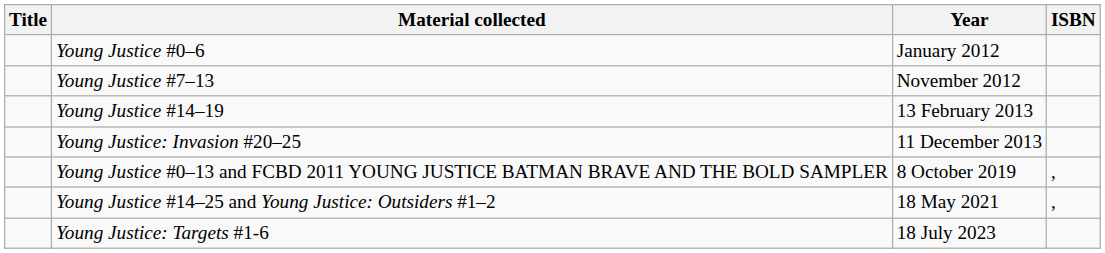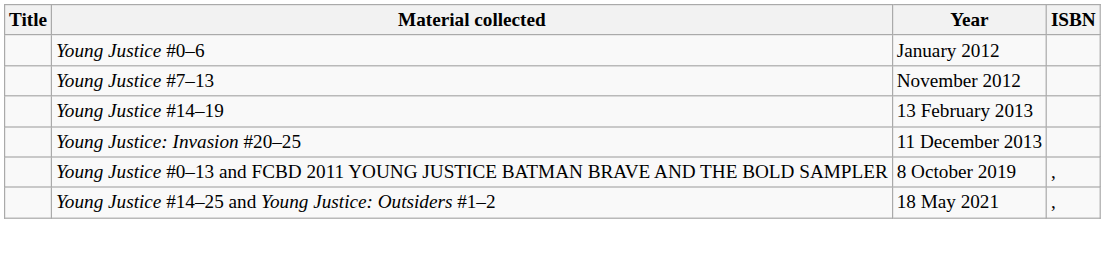- row: (162, 232)
